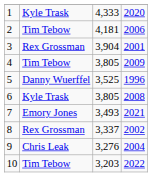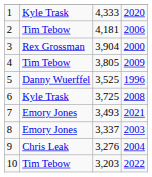(134, 46) 2001 -> (134, 46) 2000
(107, 96) 3,805 -> (107, 96) 3,725
(53, 130) Rex Grossman -> (50, 130) Emory Jones
(134, 130) 2002 -> (134, 130) 2003
